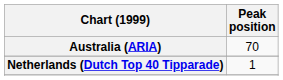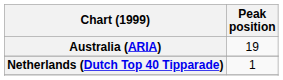(252, 46) 70 -> (252, 46) 19
